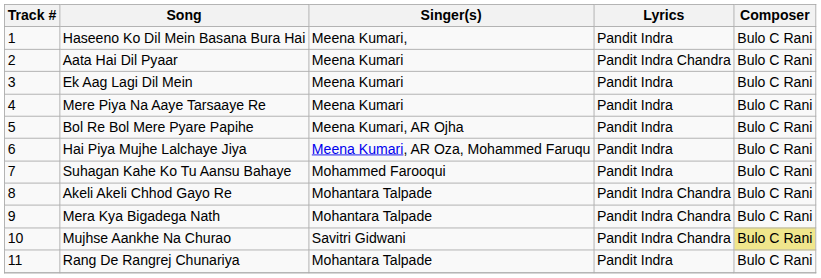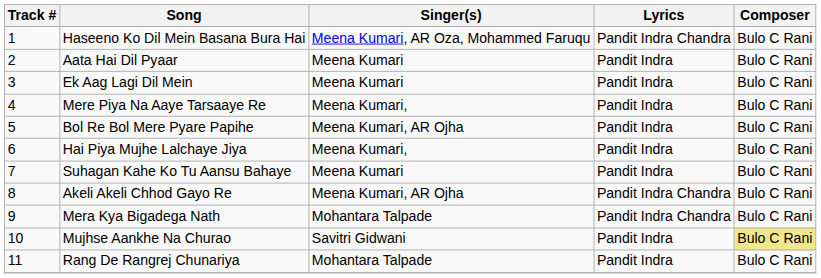(360, 37) Meena Kumari, -> (451, 37) Meena Kumari, AR Oza, Mohammed Faruqu
(635, 37) Pandit Indra -> (664, 37) Pandit Indra Chandra
(664, 60) Pandit Indra Chandra -> (635, 60) Pandit Indra
(358, 104) Meena Kumari -> (360, 104) Meena Kumari,
(451, 149) Meena Kumari, AR Oza, Mohammed Faruqu -> (360, 149) Meena Kumari,
(379, 171) Mohammed Farooqui -> (358, 171) Meena Kumari
(372, 194) Mohantara Talpade -> (388, 194) Meena Kumari, AR Ojha
(664, 238) Pandit Indra Chandra -> (635, 238) Pandit Indra
